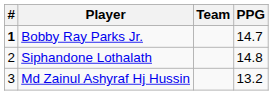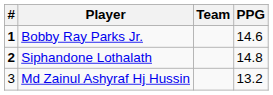(250, 36) 14.7 -> (250, 36) 14.6
(11, 57) normal -> (11, 57) bold
